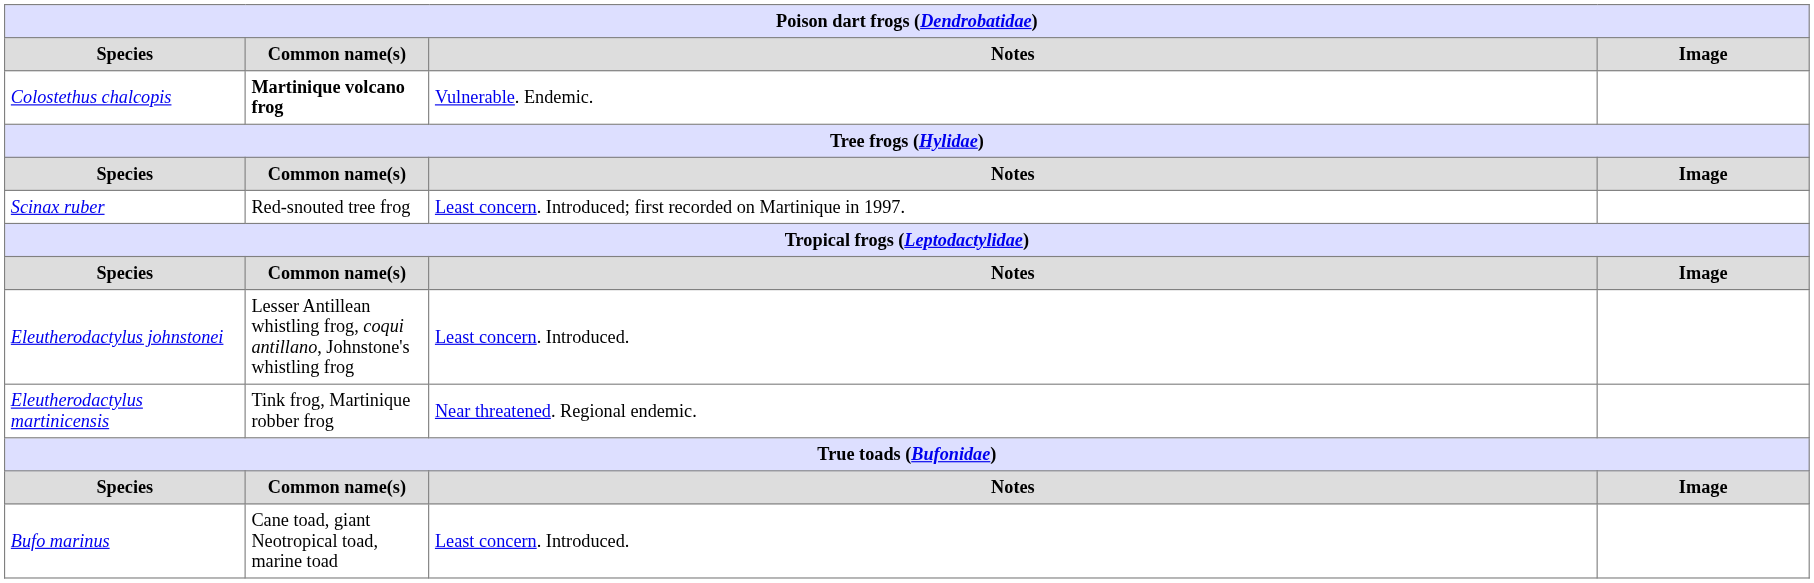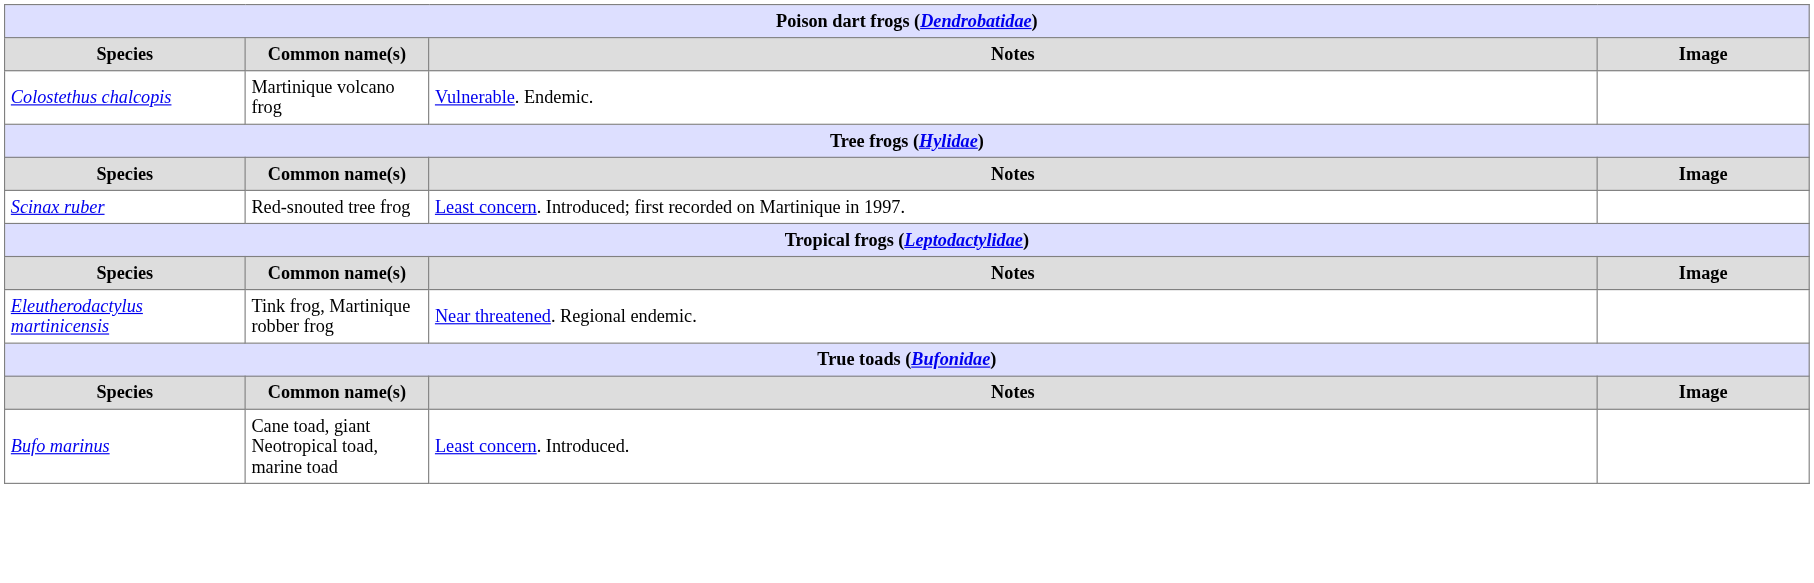(328, 97) bold -> (323, 97) normal
- row: (117, 336)
